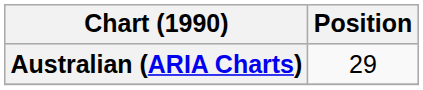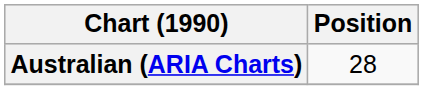(363, 63) 29 -> (363, 63) 28
